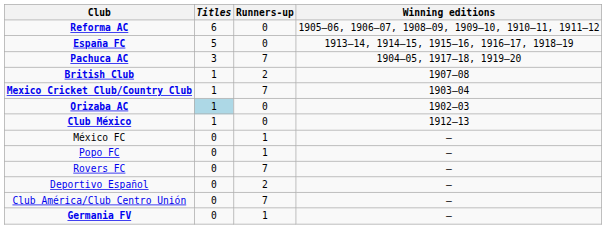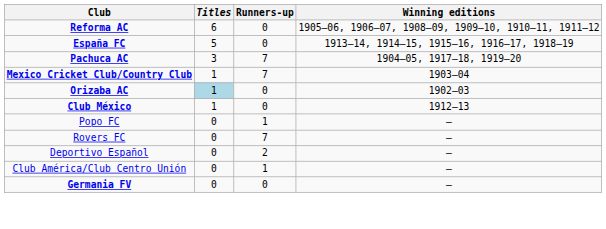- row: (99, 75)
- row: (99, 138)
(265, 200) 7 -> (265, 169) 1
(265, 216) 1 -> (265, 185) 0
